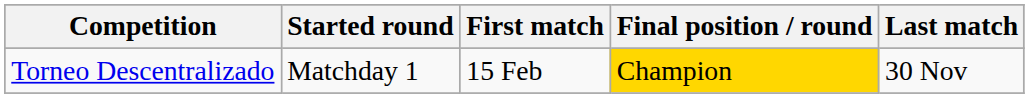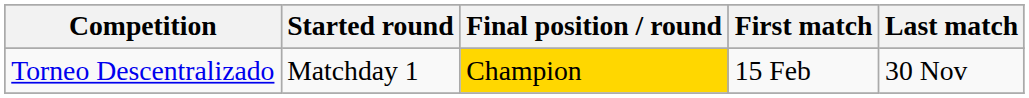columns swapped: (745, 26) <-> (535, 26)
